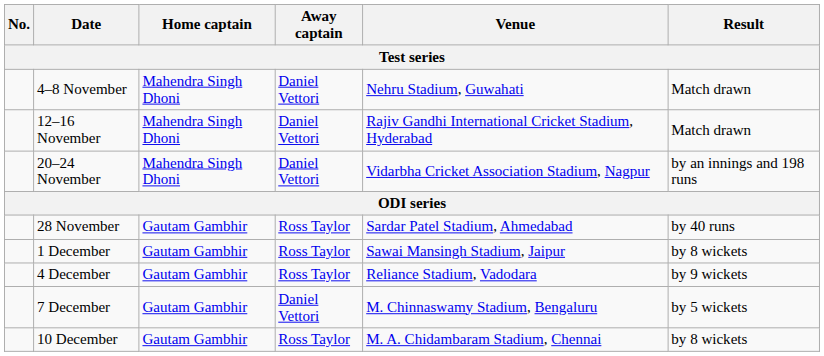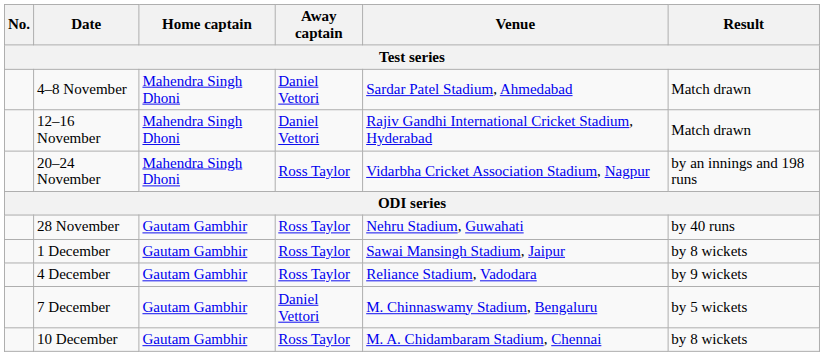(445, 89) Nehru Stadium, Guwahati -> (469, 89) Sardar Patel Stadium, Ahmedabad
(299, 171) Daniel Vettori -> (314, 171) Ross Taylor
(469, 227) Sardar Patel Stadium, Ahmedabad -> (445, 227) Nehru Stadium, Guwahati
